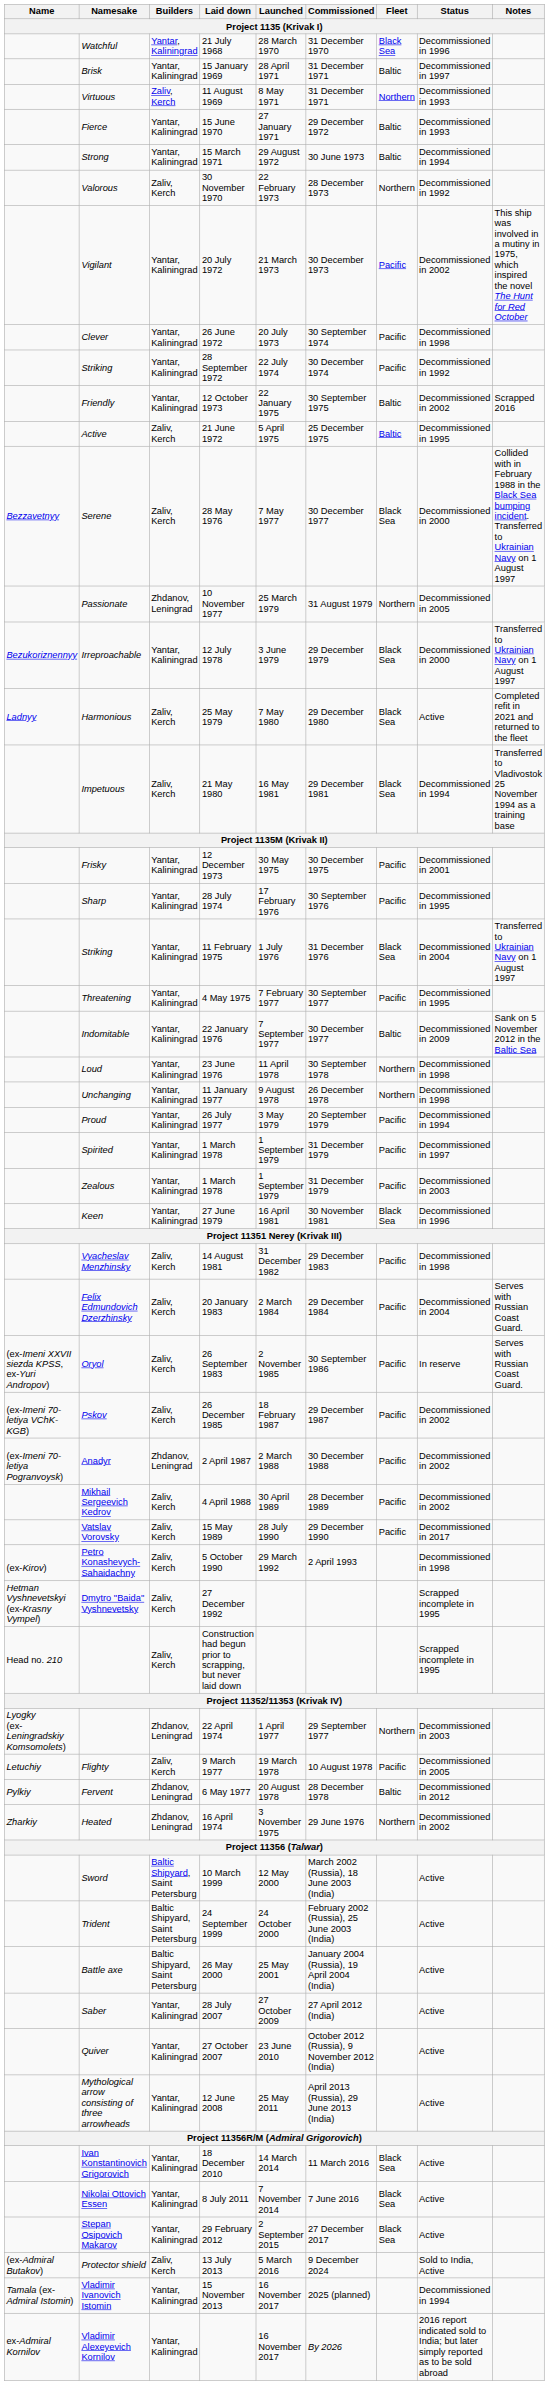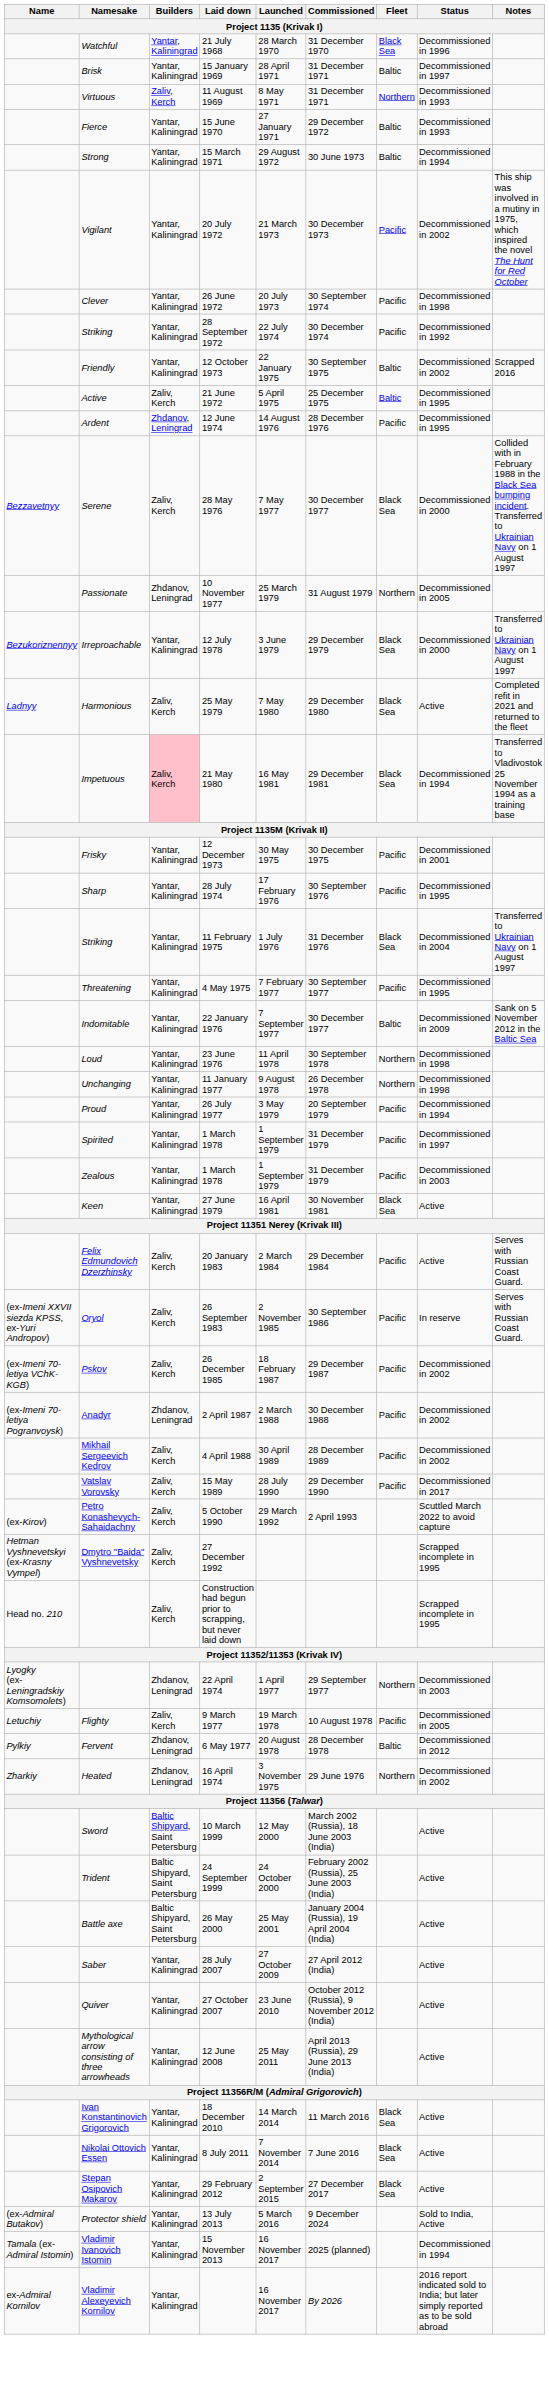- row: (100, 187)
+ row: (95, 423)
(163, 789) no background -> (163, 778) pink background
(455, 1216) Decommissioned in 1996 -> (432, 1206) Active
- row: (106, 1261)
(455, 1307) Decommissioned in 2004 -> (432, 1261) Active
(455, 1562) Decommissioned in 1998 -> (450, 1516) Scuttled March 2022 to avoid capture
(163, 2265) Zaliv, Kerch -> (174, 2219) Yantar, Kaliningrad
